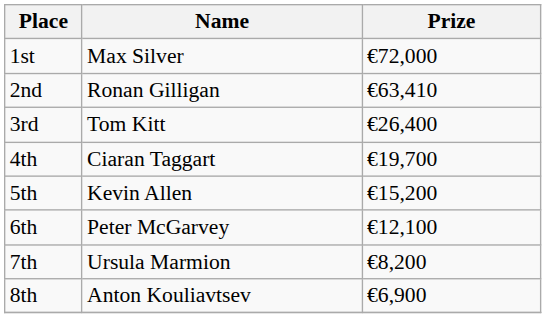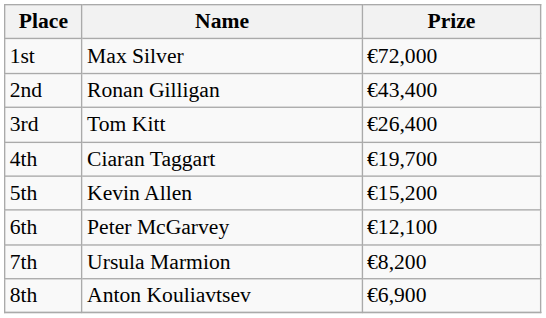(402, 90) €63,410 -> (402, 90) €43,400
